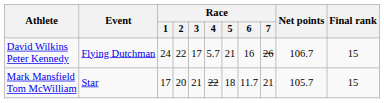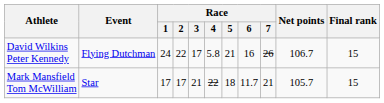(213, 53) 5.7 -> (213, 53) 5.8
(181, 83) 20 -> (181, 83) 17
